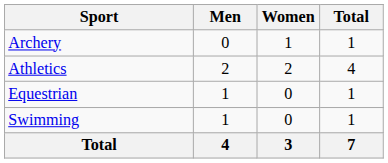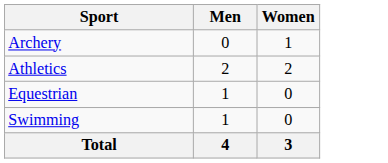- column: (351, 17)
